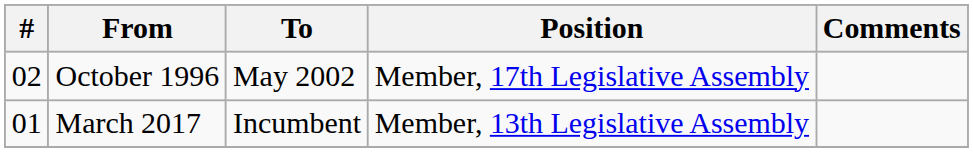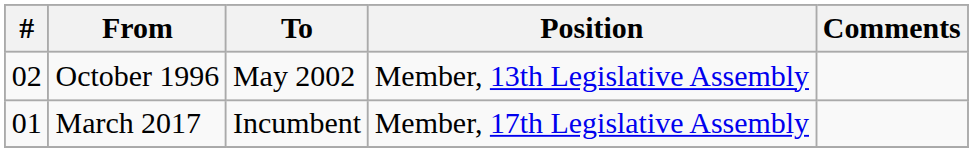(592, 75) Member, 17th Legislative Assembly -> (592, 75) Member, 13th Legislative Assembly
(592, 123) Member, 13th Legislative Assembly -> (592, 123) Member, 17th Legislative Assembly
